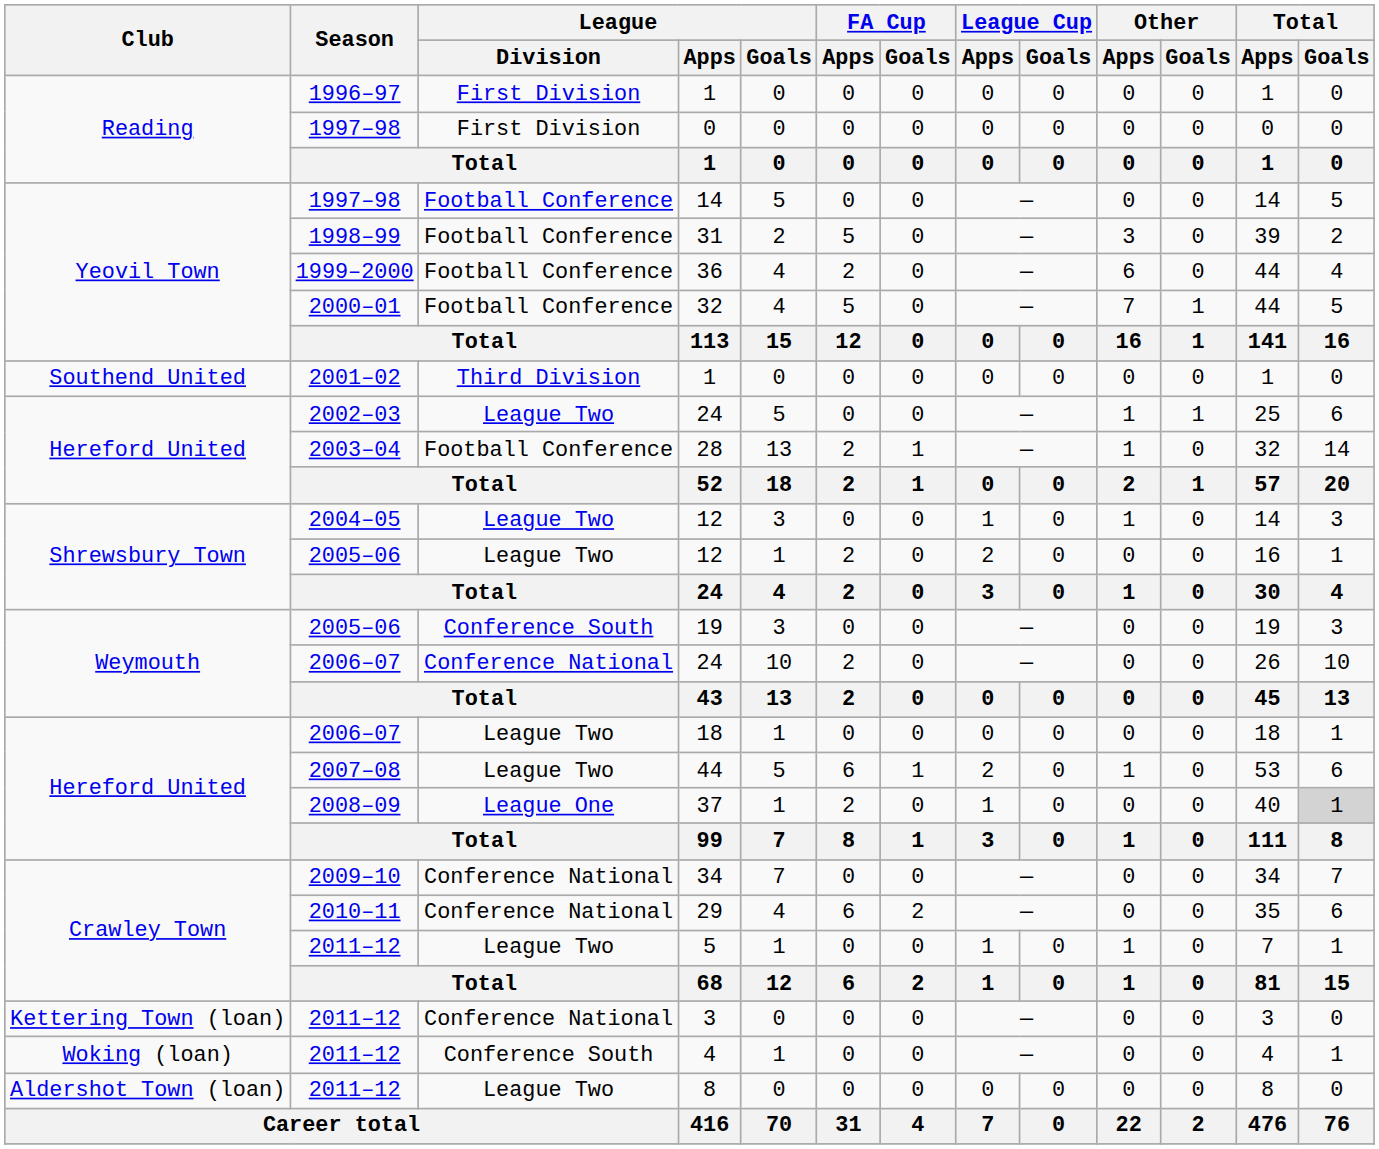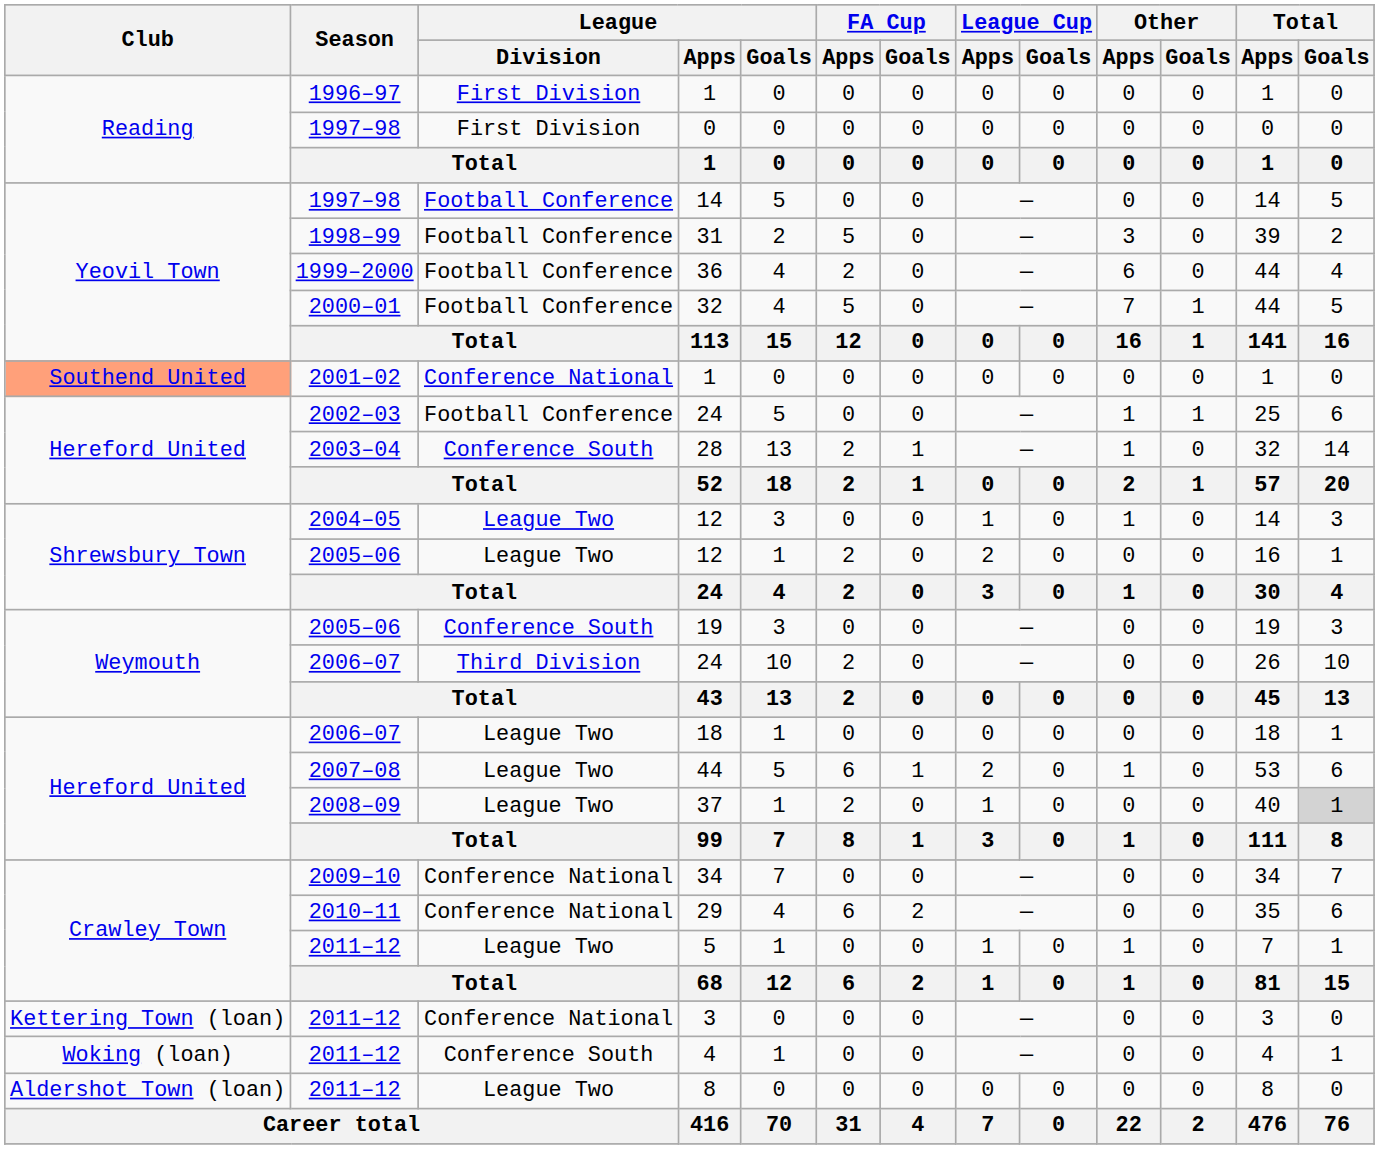(148, 379) no background -> (148, 379) lightsalmon background
(549, 379) Third Division -> (549, 379) Conference National
(549, 414) League Two -> (549, 414) Football Conference
(549, 450) Football Conference -> (549, 450) Conference South
(549, 663) Conference National -> (549, 663) Third Division
(549, 806) League One -> (549, 806) League Two
